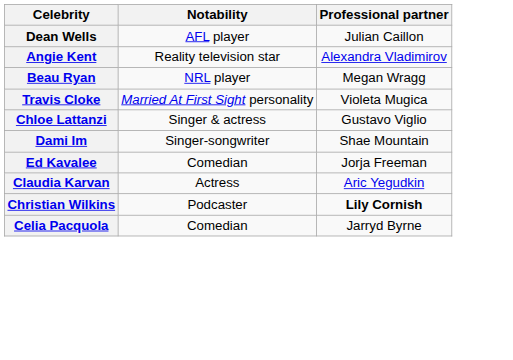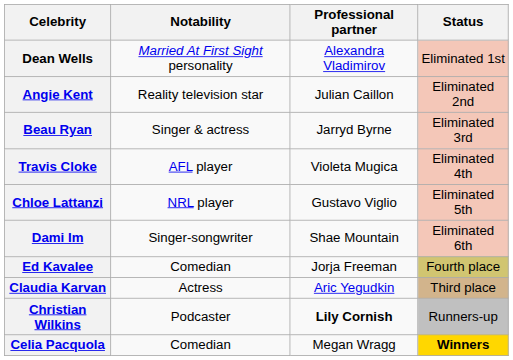+ column: (463, 22)
(217, 36) AFL player -> (201, 58) Married At First Sight personality
(384, 36) Julian Caillon -> (354, 58) Alexandra Vladimirov
(384, 57) Alexandra Vladimirov -> (354, 94) Julian Caillon
(217, 78) NRL player -> (201, 130) Singer & actress
(384, 78) Megan Wragg -> (354, 130) Jarryd Byrne
(217, 99) Married At First Sight personality -> (201, 166) AFL player
(217, 120) Singer & actress -> (201, 202) NRL player
(384, 225) Jarryd Byrne -> (354, 345) Megan Wragg
